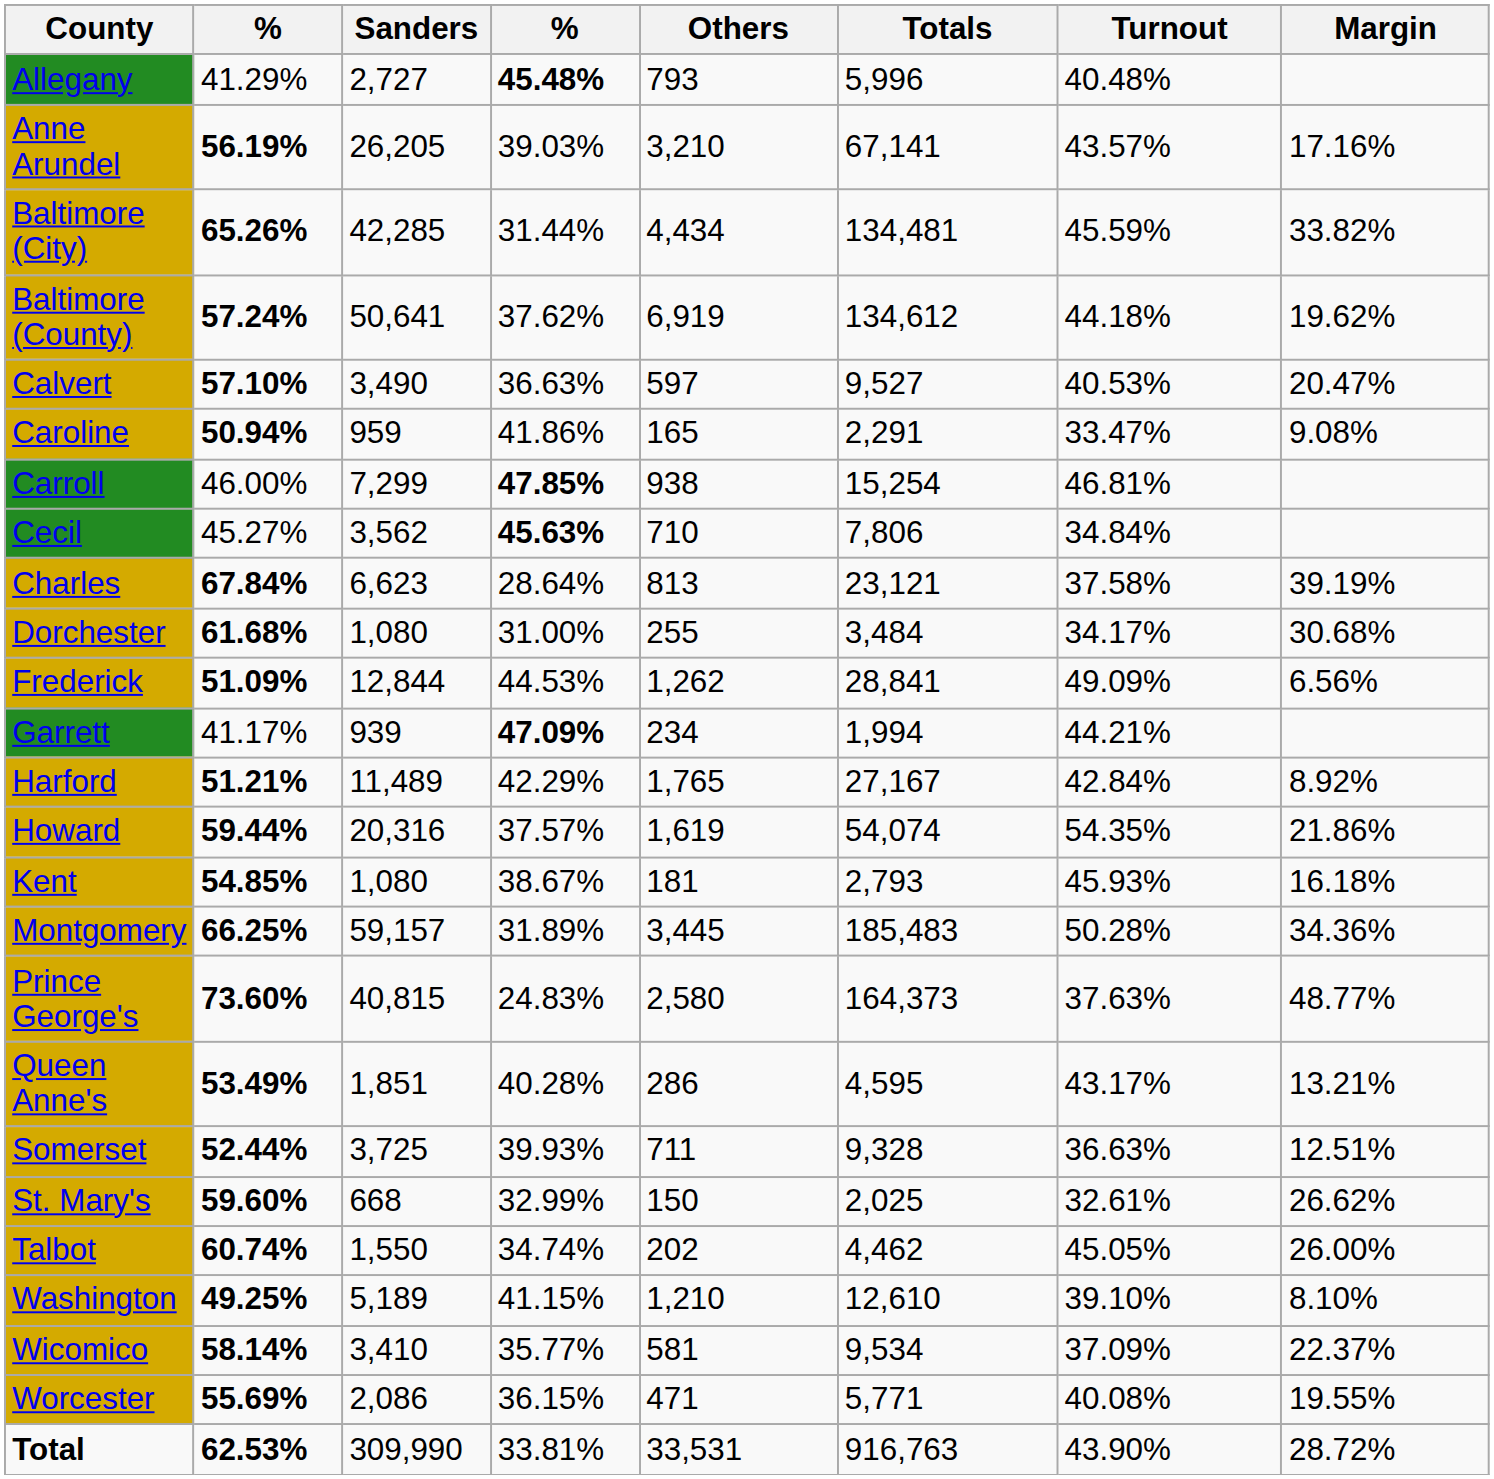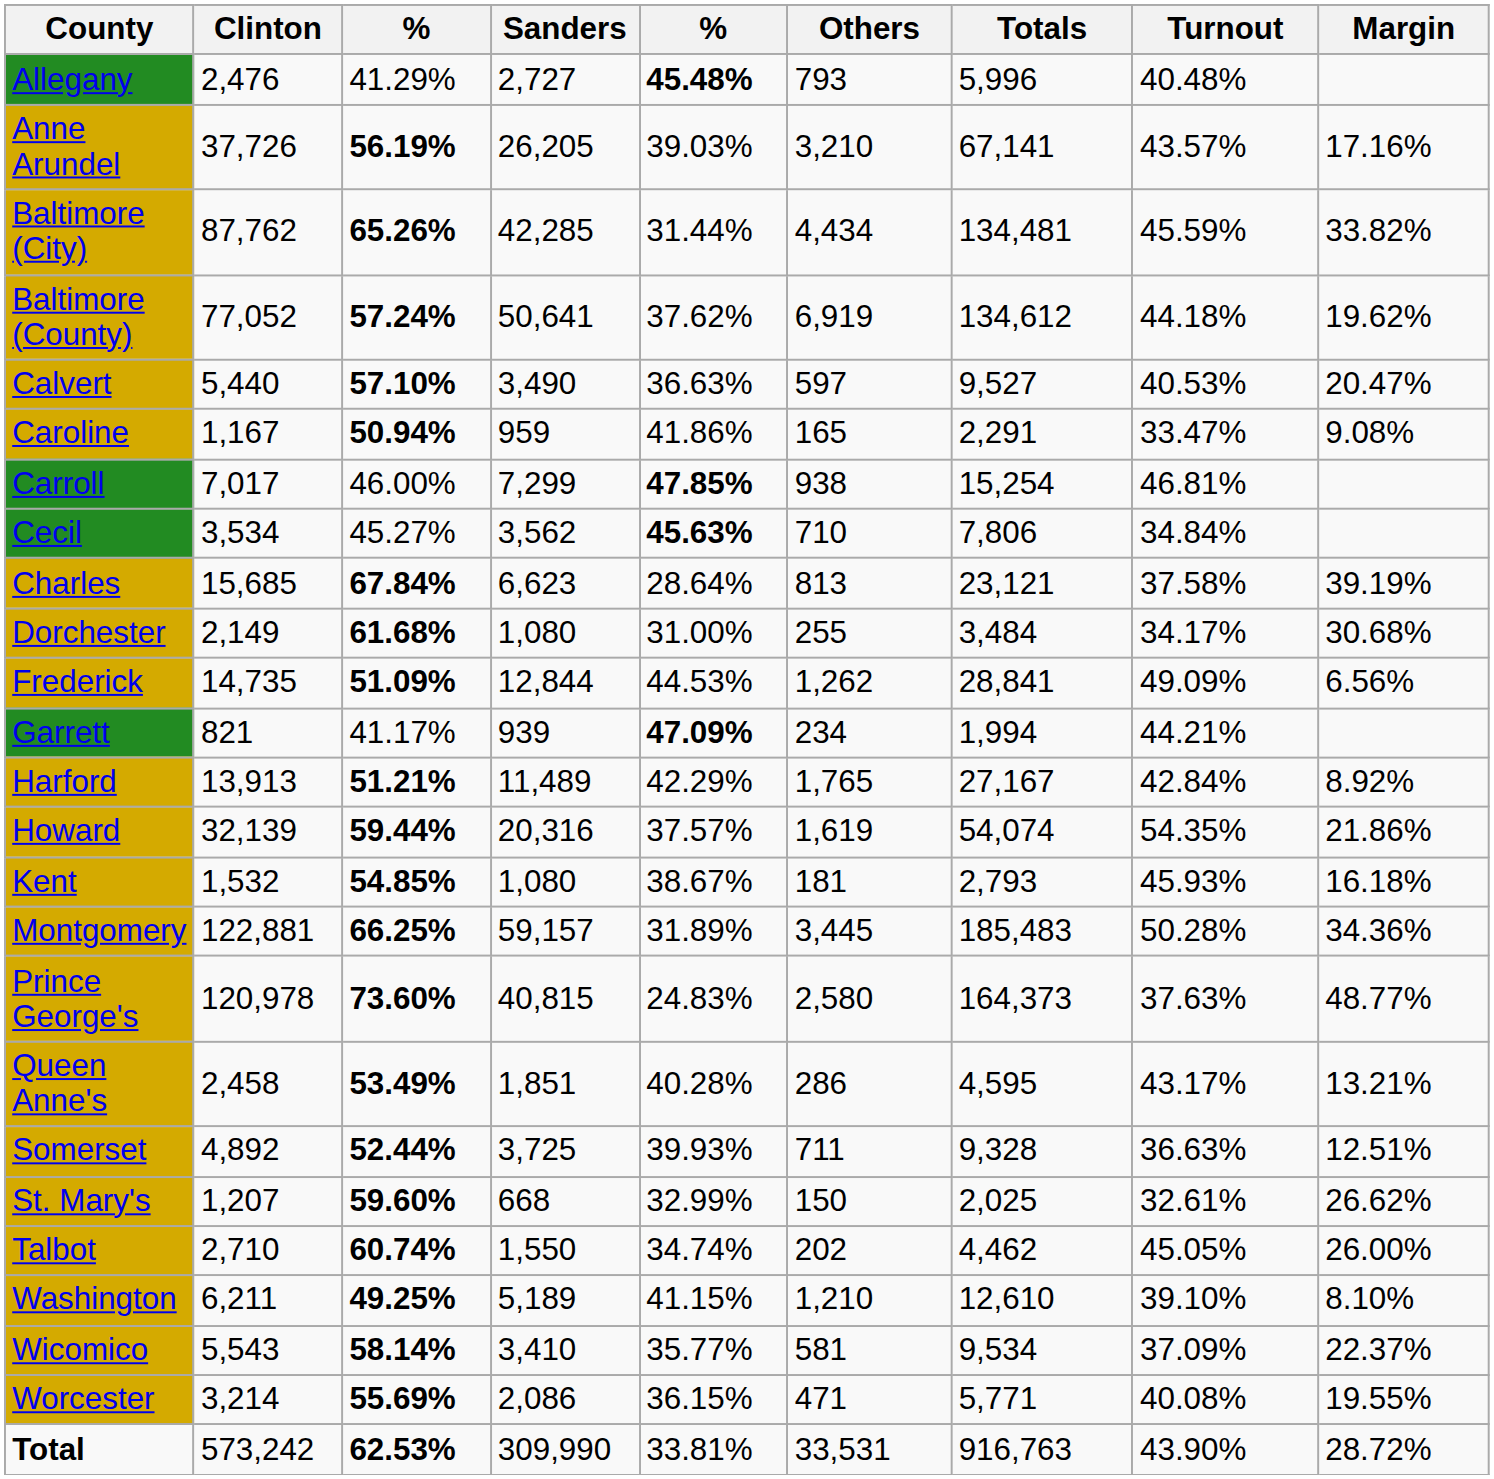+ column: (268, 29)
